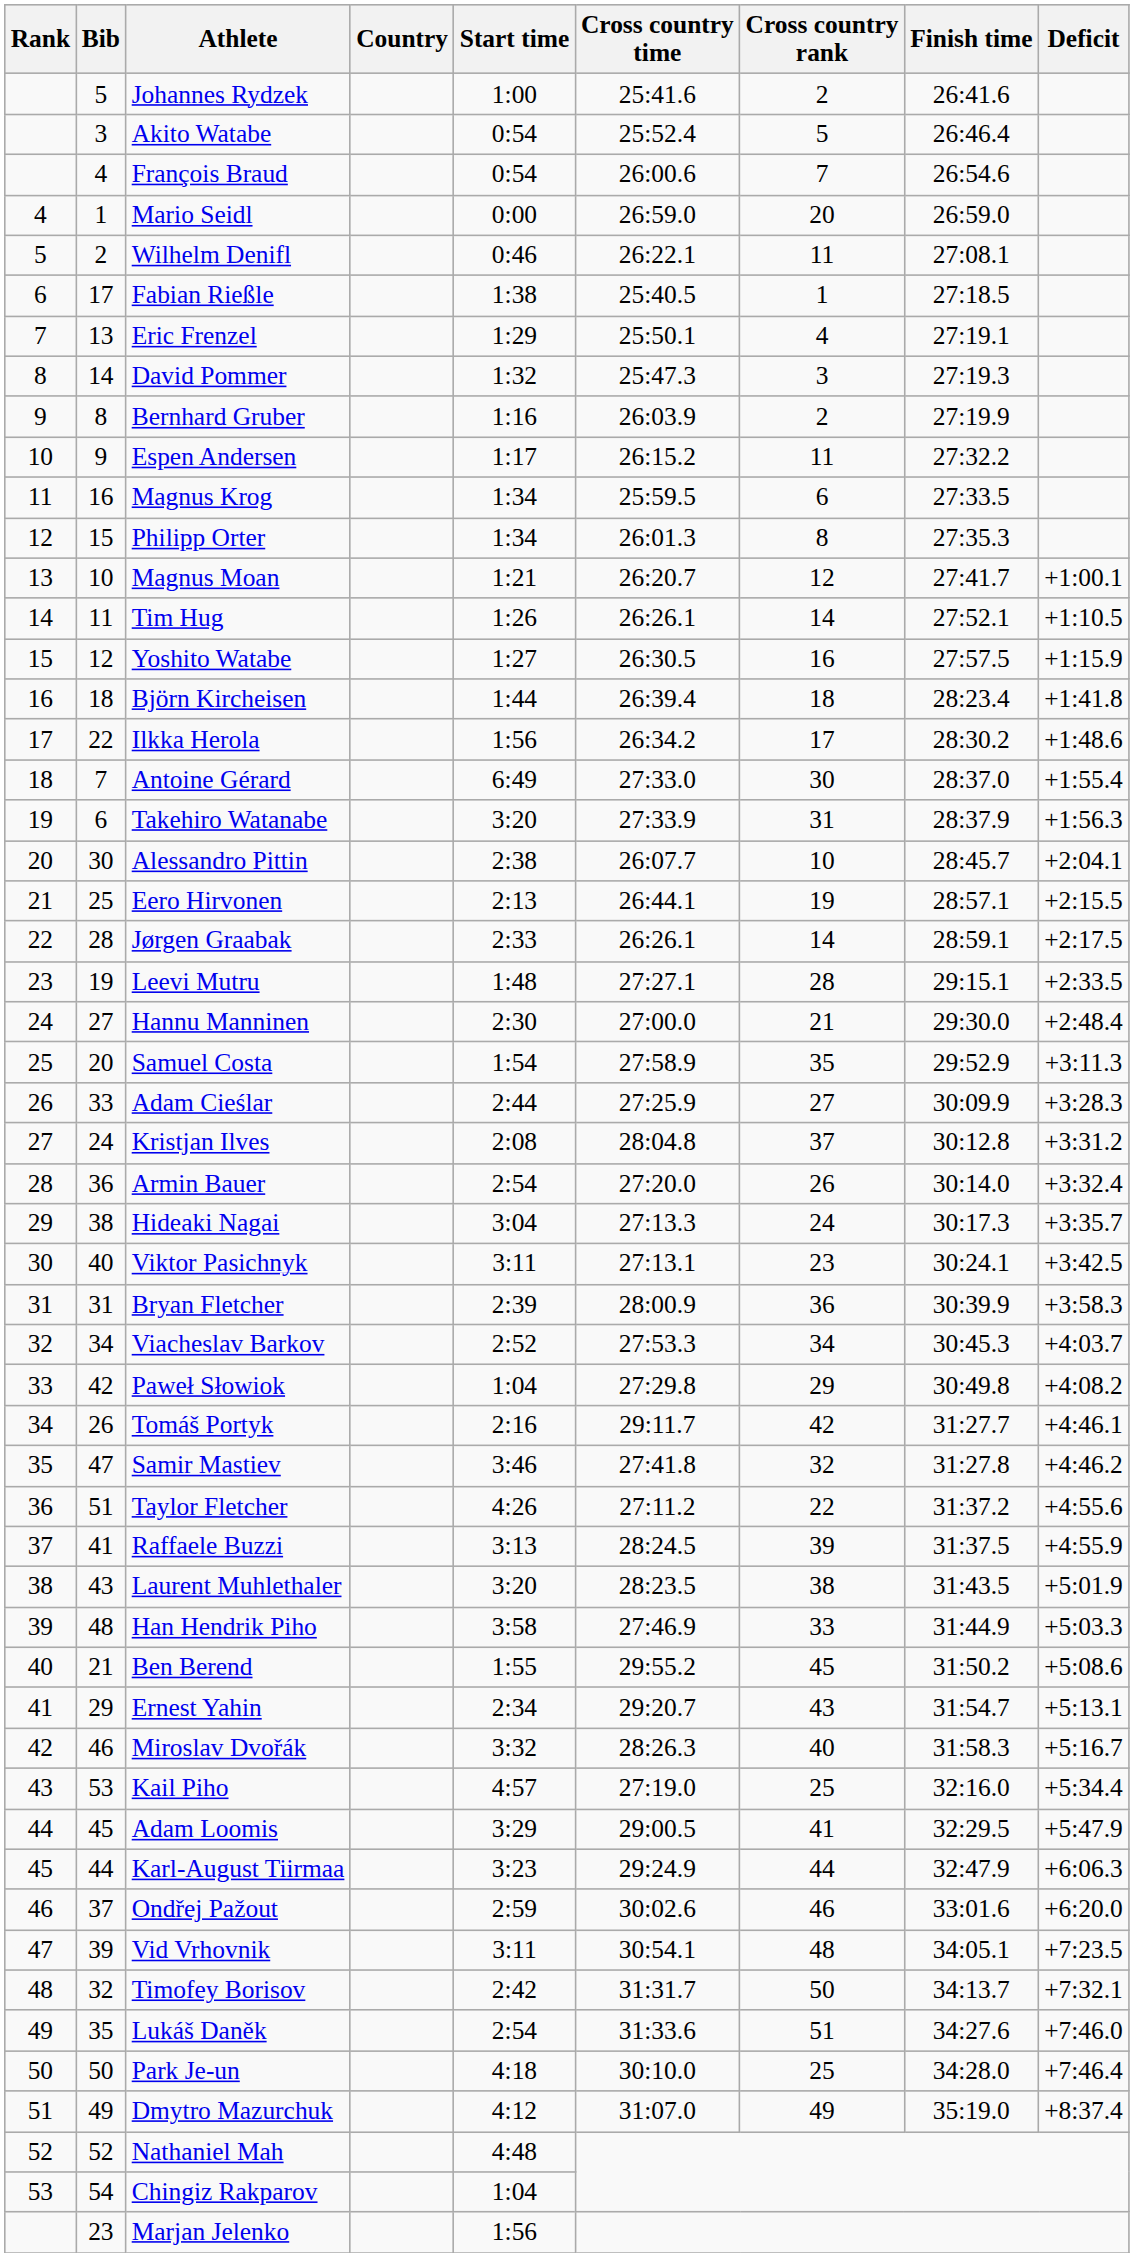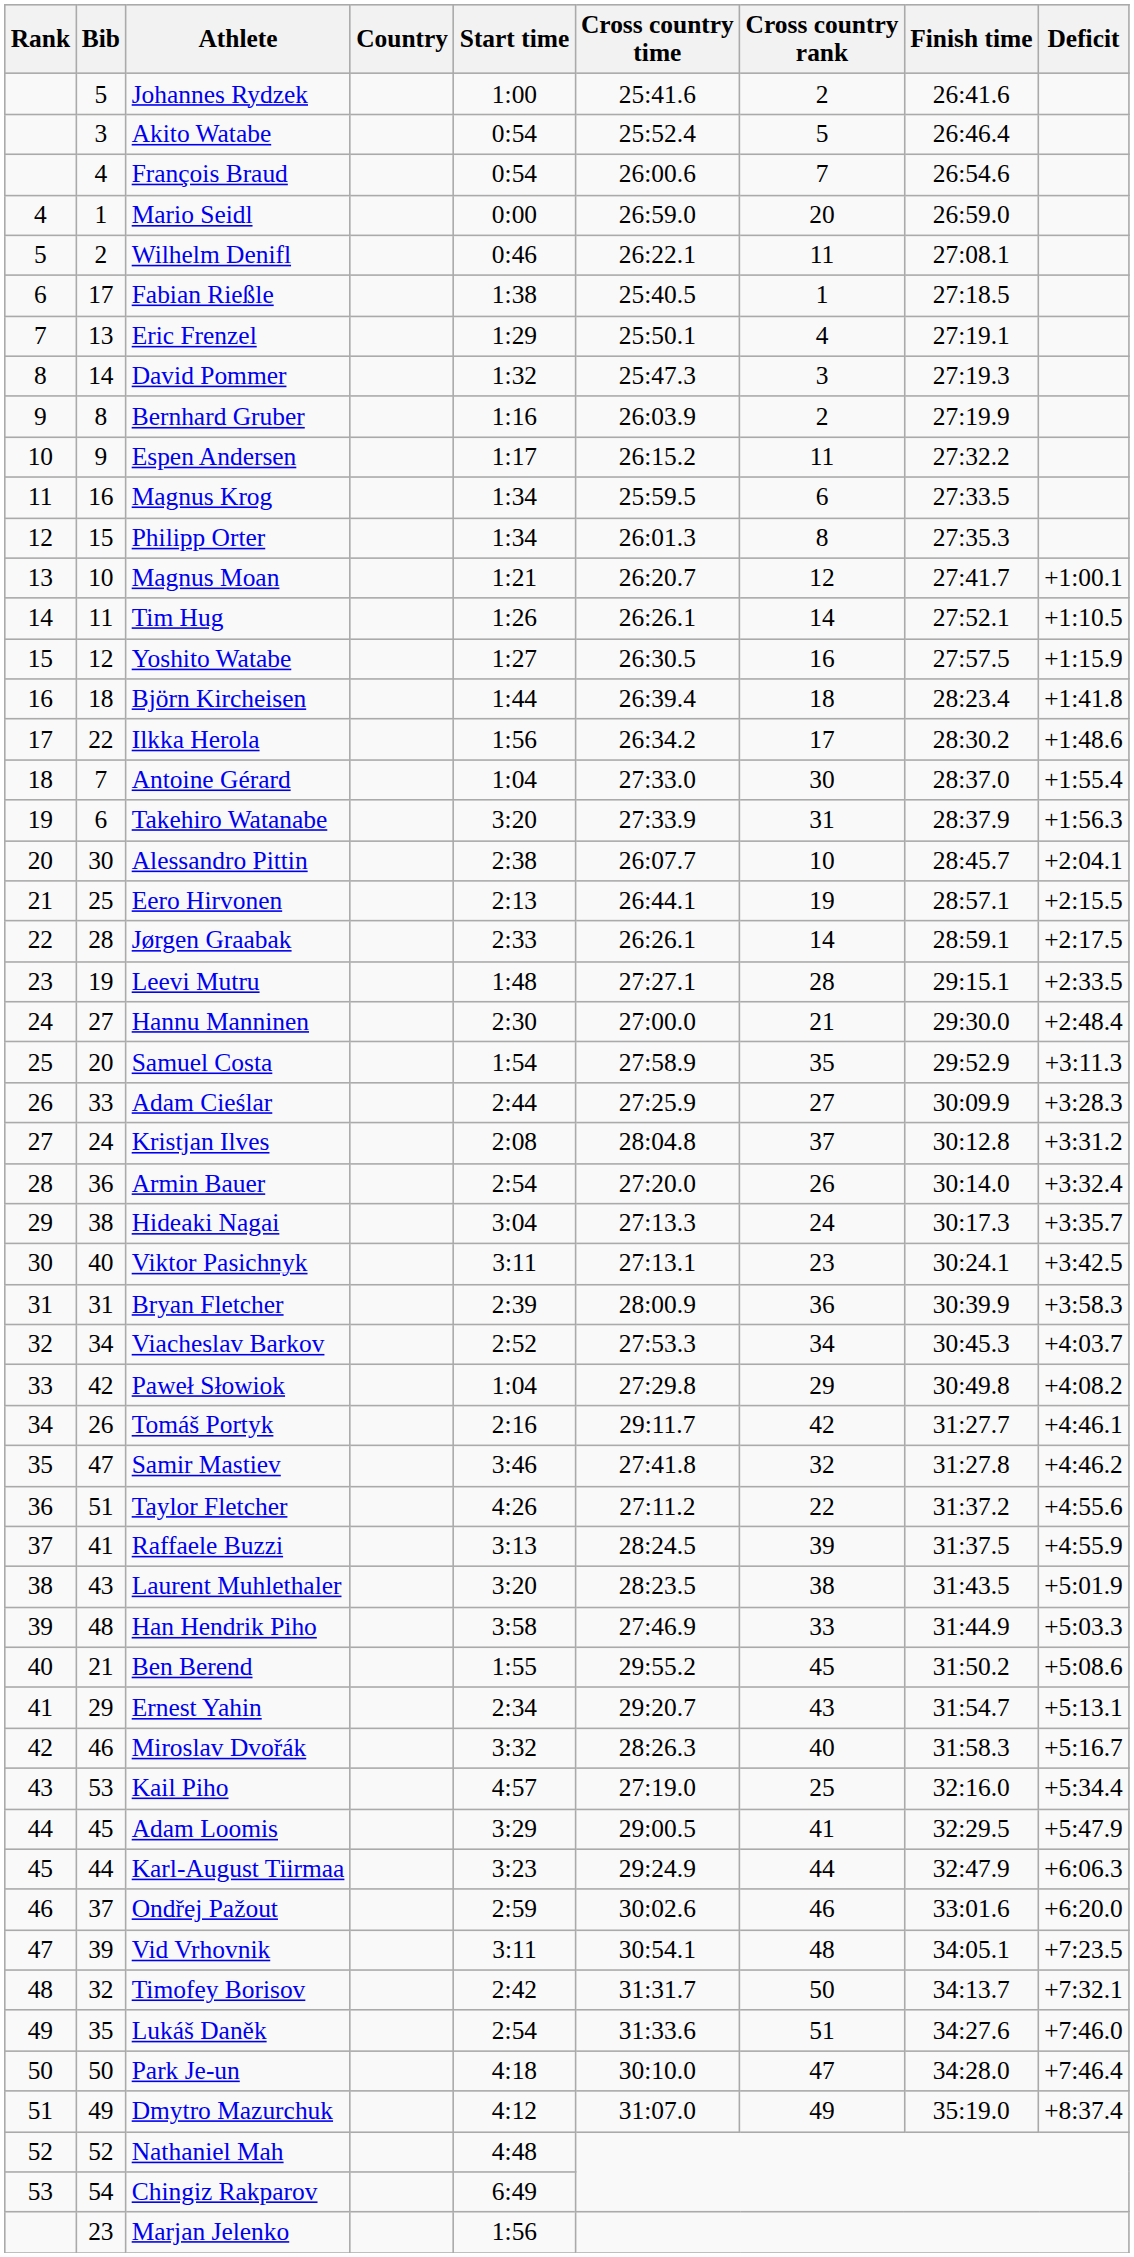(514, 779) 6:49 -> (514, 779) 1:04
(822, 2070) 25 -> (822, 2070) 47
(514, 2191) 1:04 -> (514, 2191) 6:49
